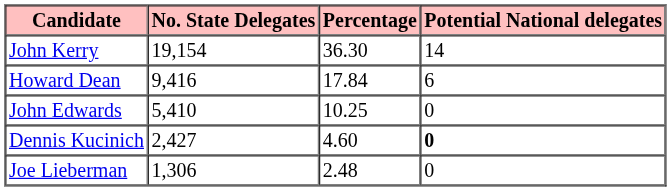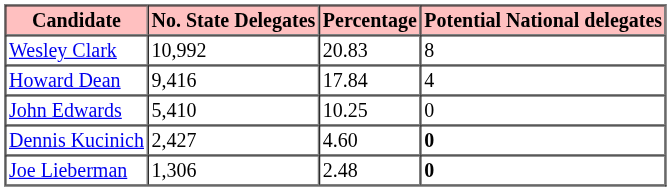- row: (54, 50)
+ row: (63, 50)
(429, 80) 6 -> (429, 80) 4
(429, 170) normal -> (429, 170) bold
